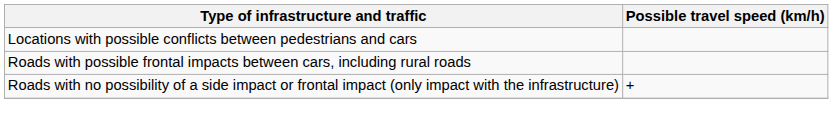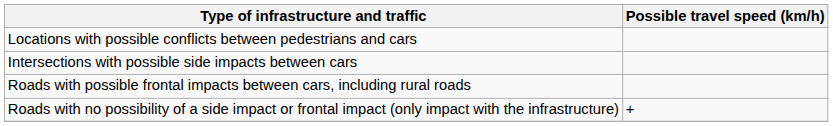+ row: (183, 62)
